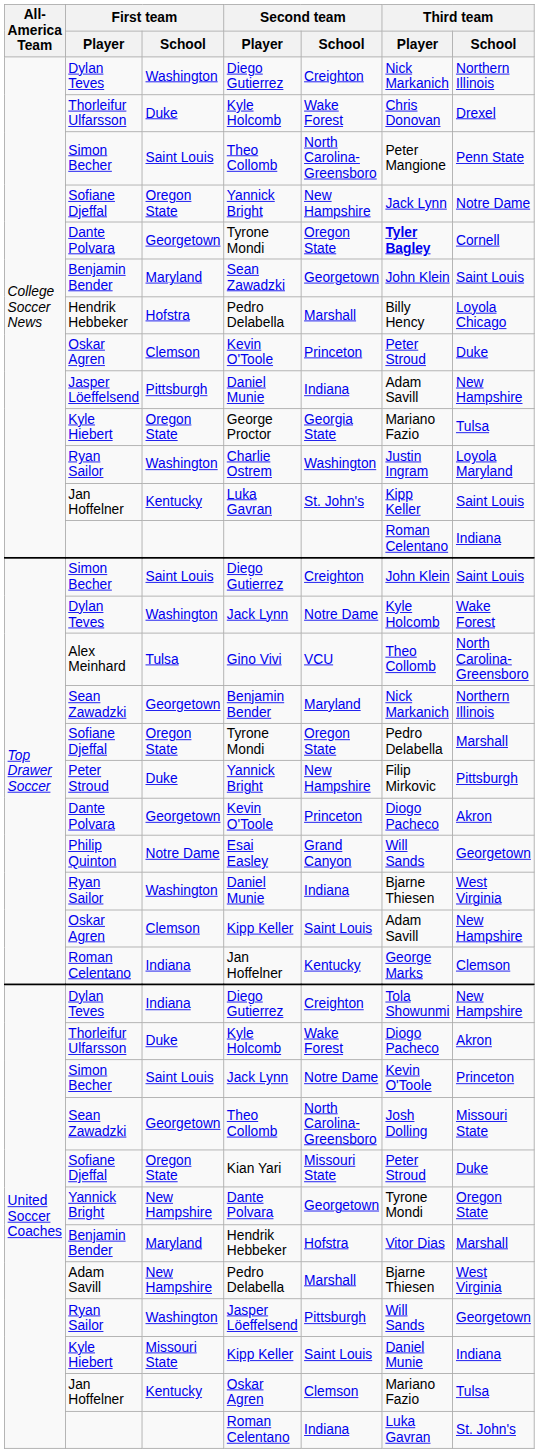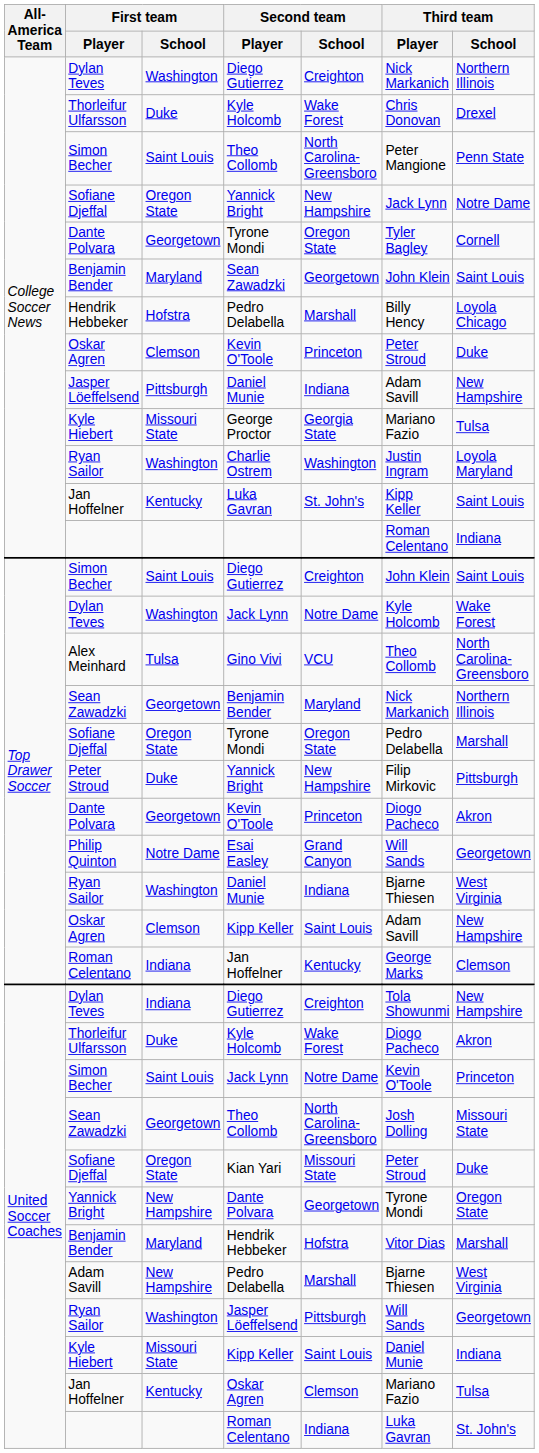(408, 240) bold -> (406, 240) normal
(168, 427) Oregon State -> (171, 427) Missouri State
